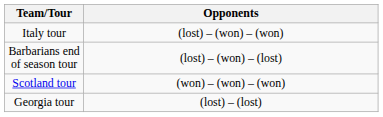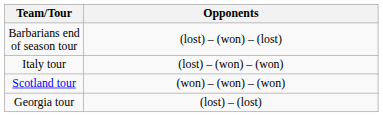rows swapped: (44, 58) <-> (44, 32)
